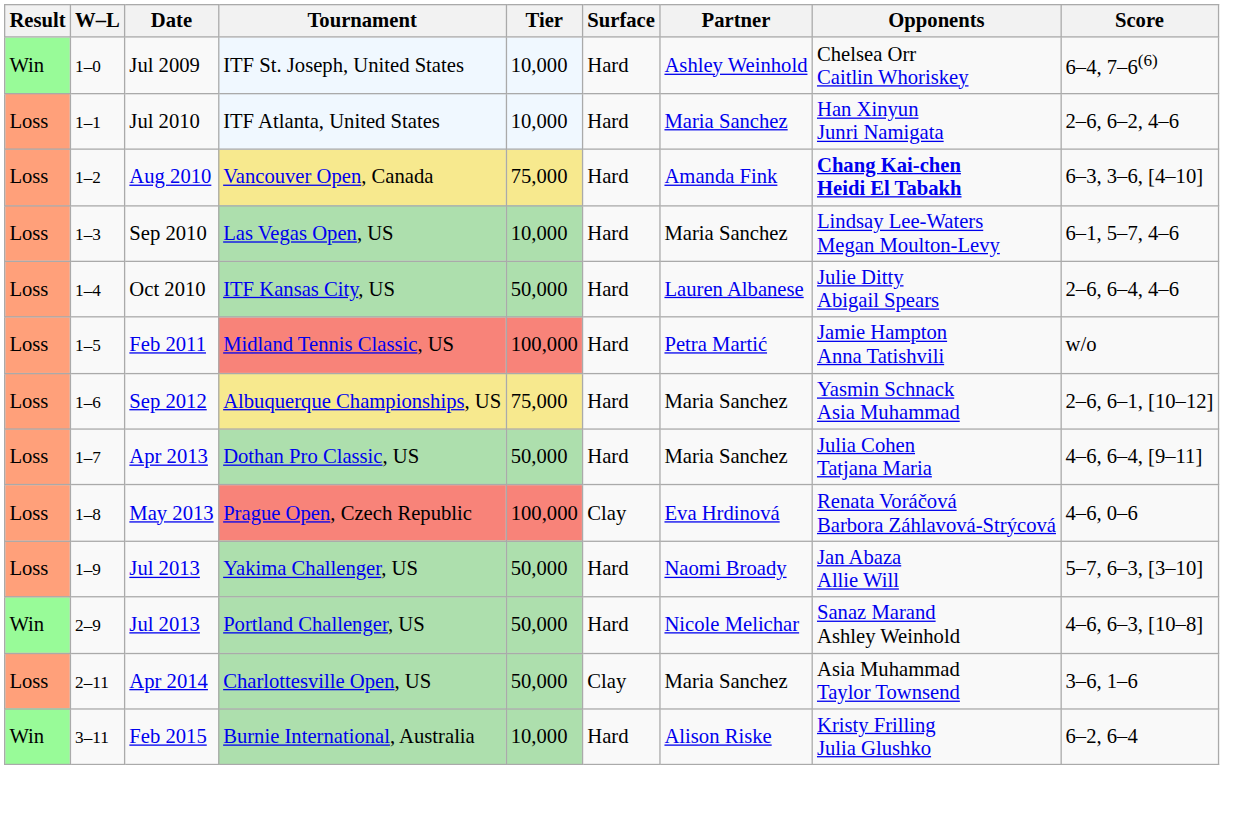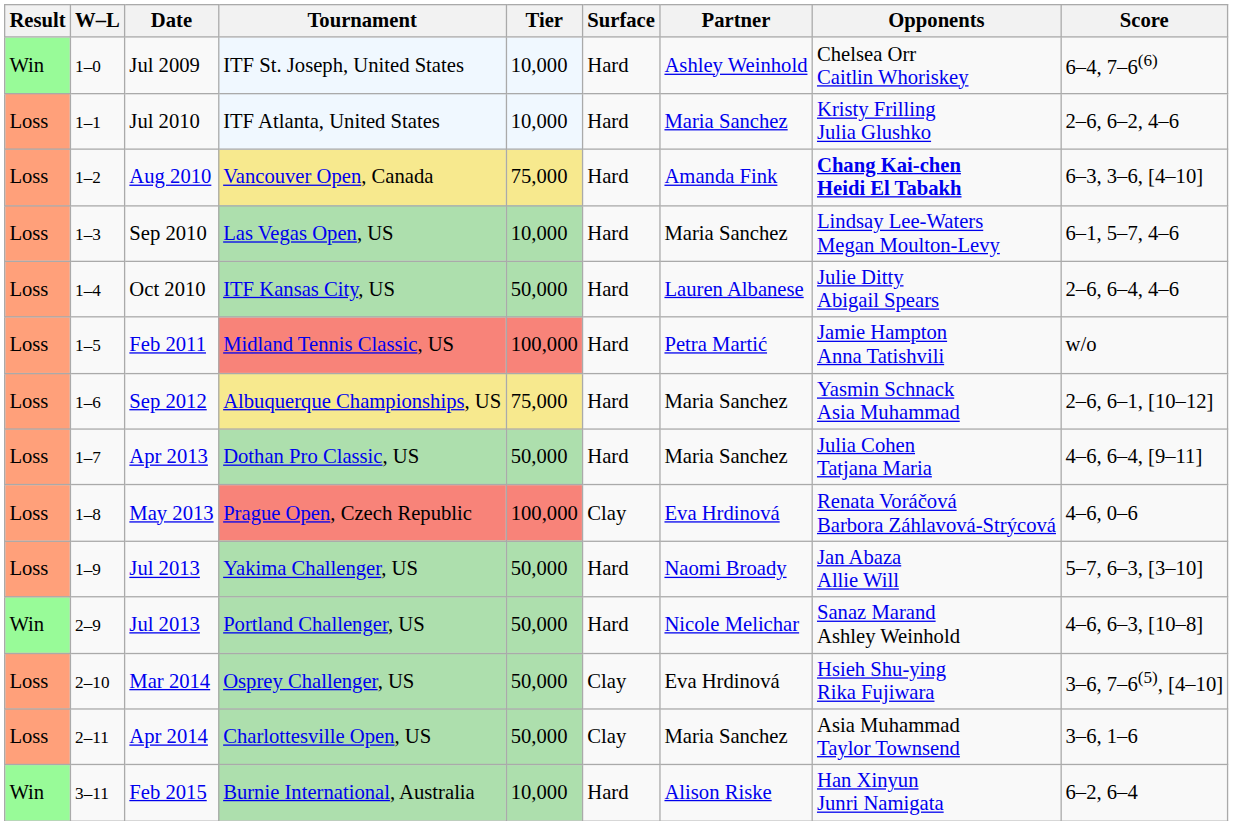(880, 121) Han Xinyun Junri Namigata -> (876, 121) Kristy Frilling Julia Glushko
+ row: (319, 680)
(876, 736) Kristy Frilling Julia Glushko -> (880, 792) Han Xinyun Junri Namigata
